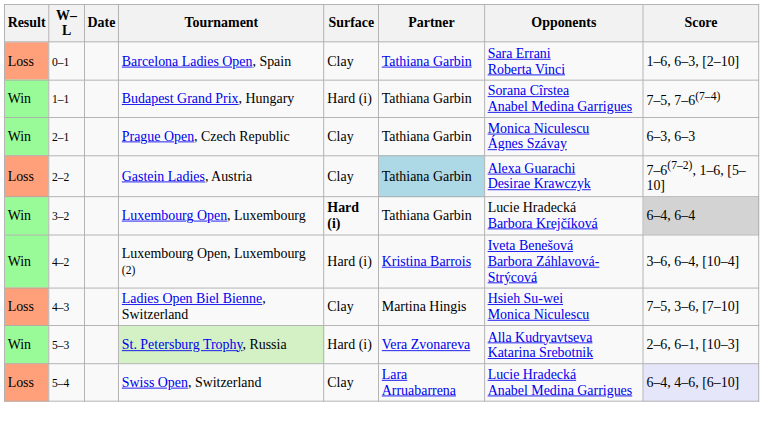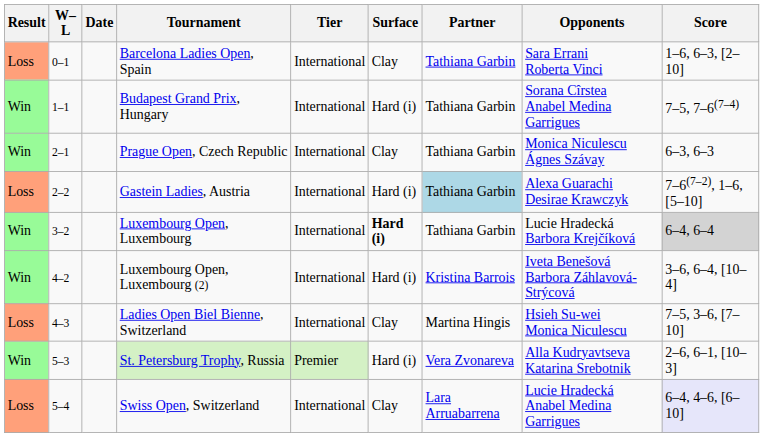+ column: (330, 23)
(340, 176) Clay -> (394, 191) Hard (i)
